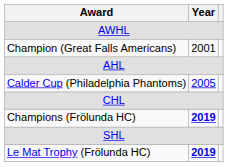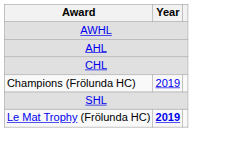- row: (92, 48)
- row: (96, 83)
(203, 118) bold -> (168, 83) normal
